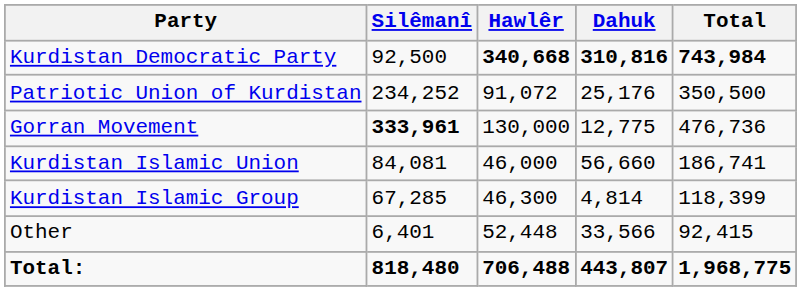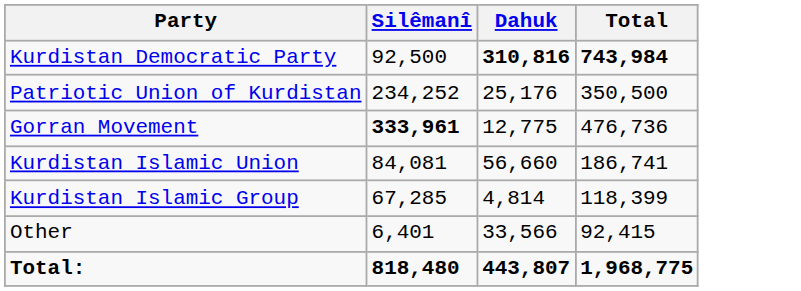- column: (526, 22)
